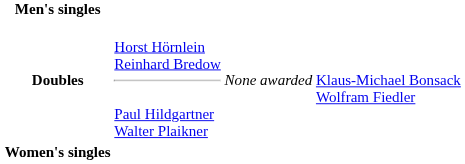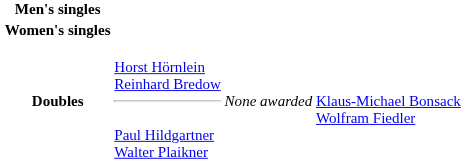rows swapped: (58, 152) <-> (58, 80)
